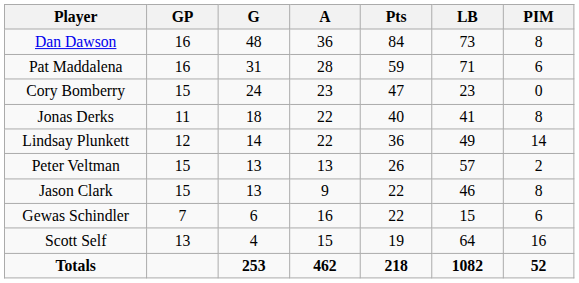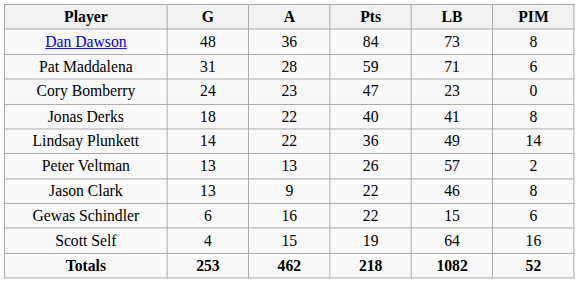- column: (183, 16)
